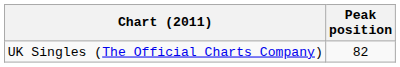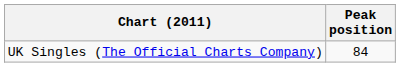(361, 52) 82 -> (361, 52) 84
